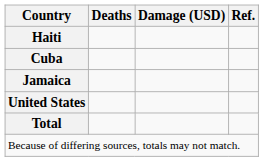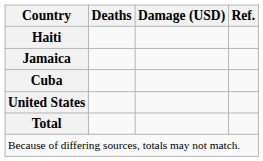rows swapped: (47, 80) <-> (47, 59)
